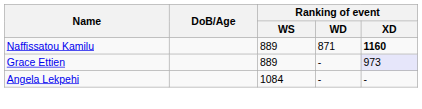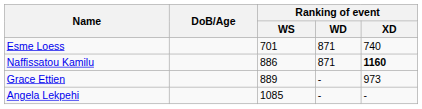+ row: (36, 46)
(269, 46) 889 -> (269, 63) 886
(372, 63) lavender background -> (372, 79) no background
(272, 79) 1084 -> (272, 96) 1085
